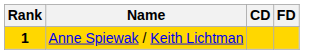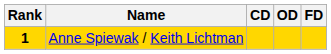+ column: (287, 15)
